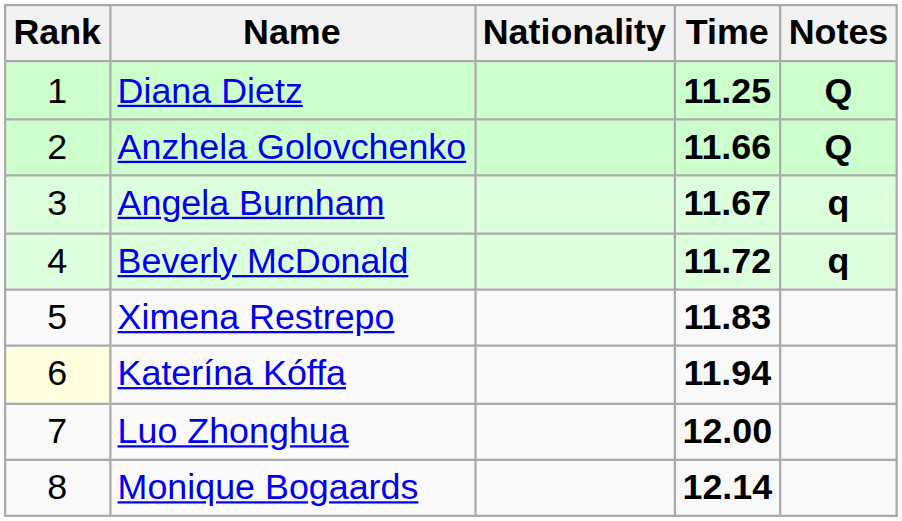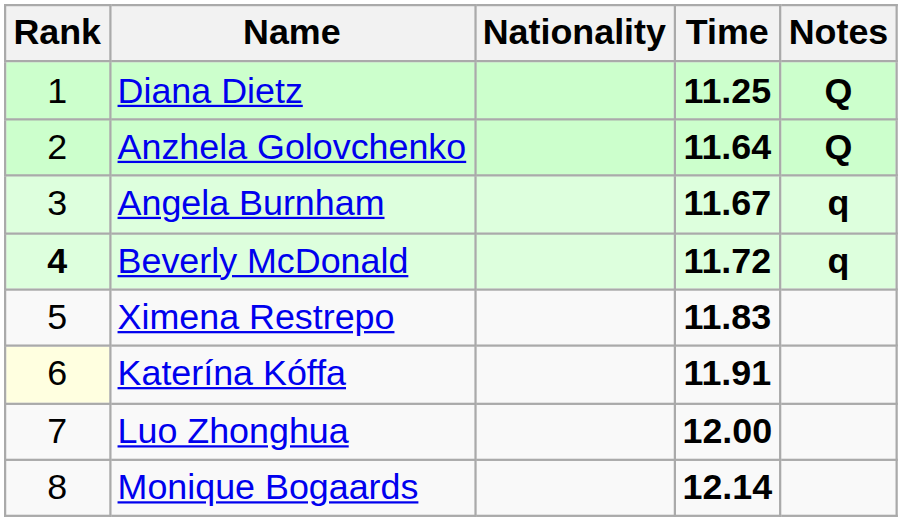(727, 146) 11.66 -> (727, 146) 11.64
(57, 260) normal -> (57, 260) bold
(727, 373) 11.94 -> (727, 373) 11.91
